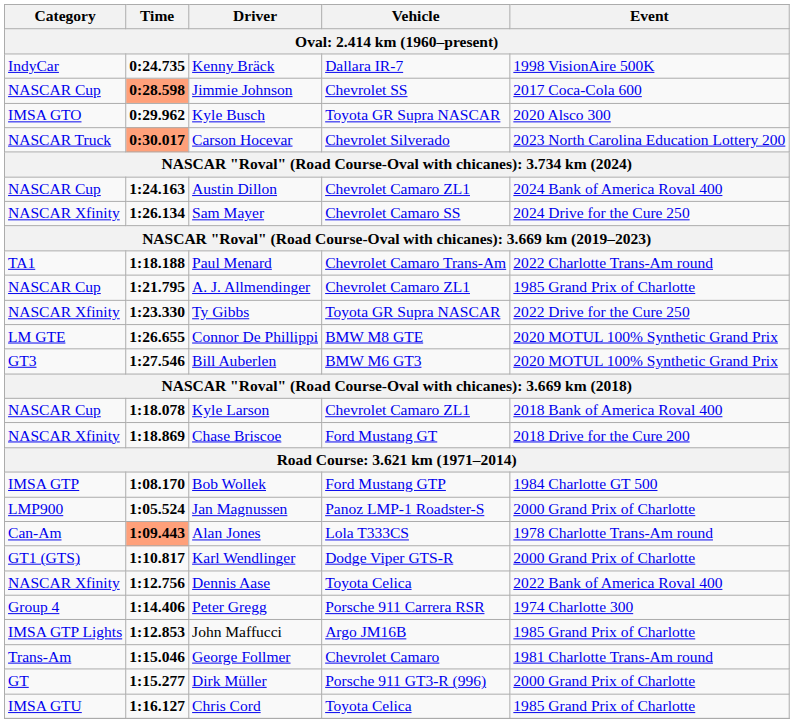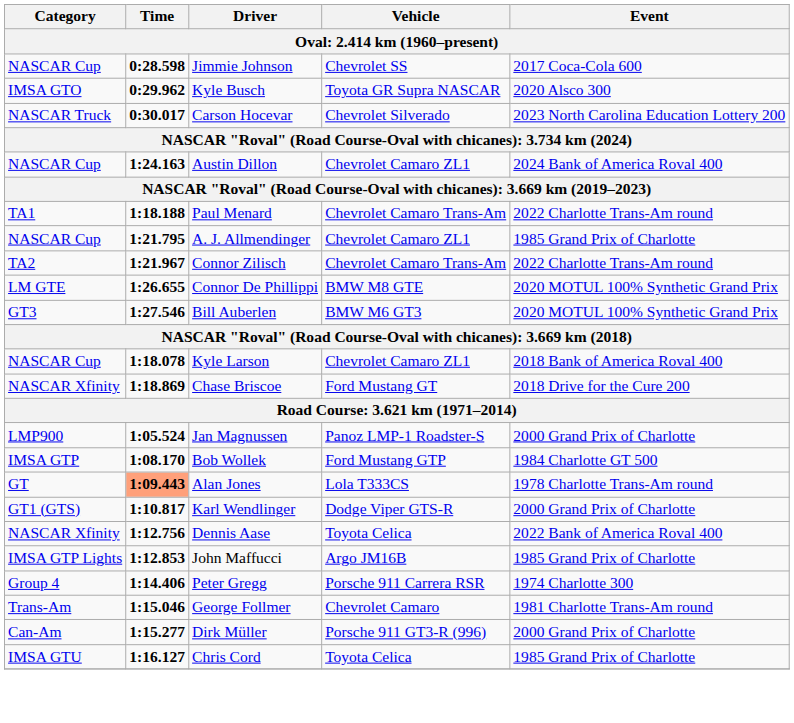- row: (233, 66)
(157, 90) lightsalmon background -> (157, 66) no background
(157, 139) lightsalmon background -> (157, 115) no background
- row: (228, 213)
+ row: (239, 262)
- row: (221, 312)
rows swapped: (240, 509) <-> (229, 484)
(35, 533) Can-Am -> (18, 484) GT
rows swapped: (237, 632) <-> (229, 607)
(18, 681) GT -> (35, 632) Can-Am
